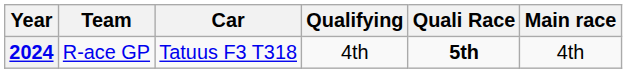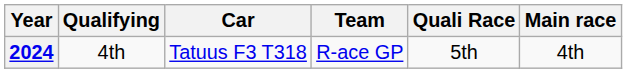columns swapped: (106, 21) <-> (355, 21)
(464, 52) bold -> (464, 52) normal
